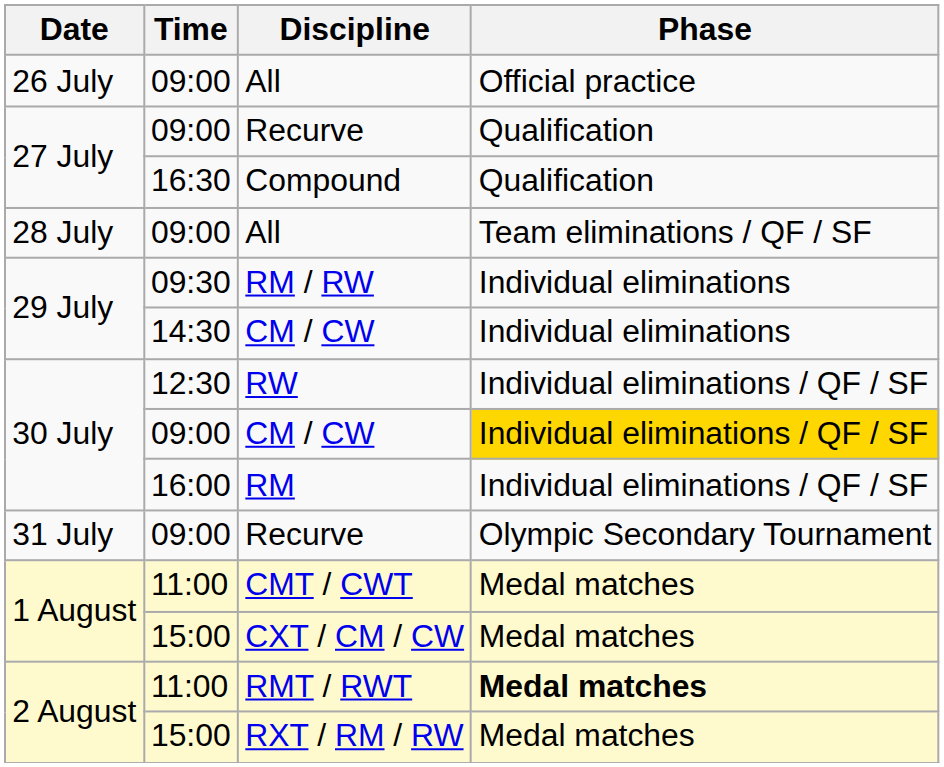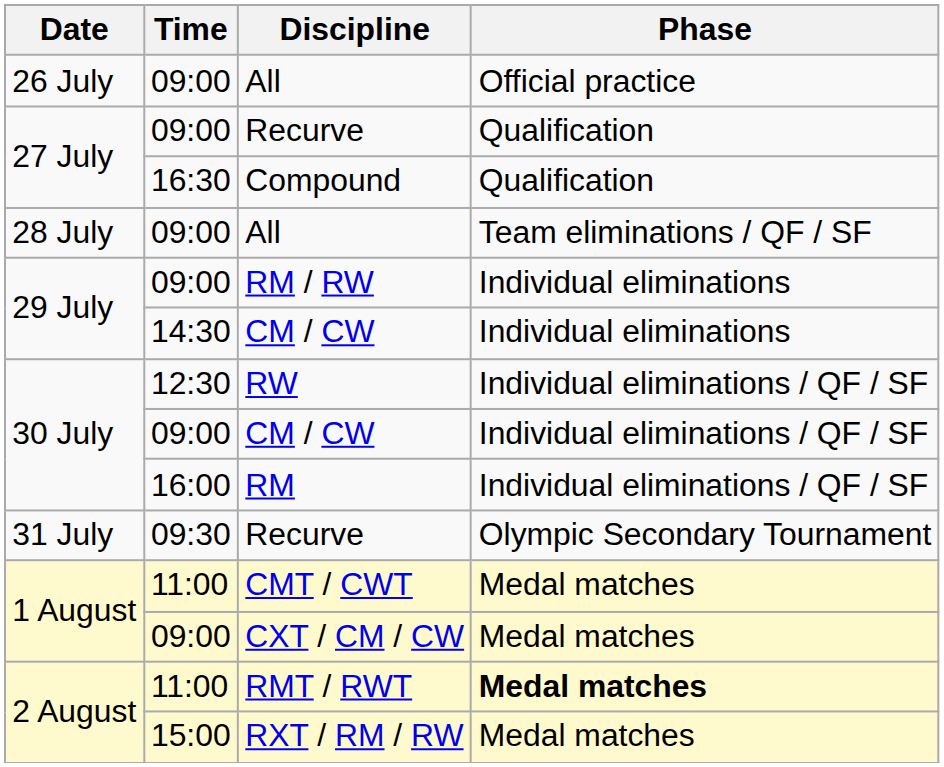(191, 282) 09:30 -> (191, 282) 09:00
(704, 433) gold background -> (704, 433) no background
(191, 534) 09:00 -> (191, 534) 09:30
(191, 635) 15:00 -> (191, 635) 09:00
